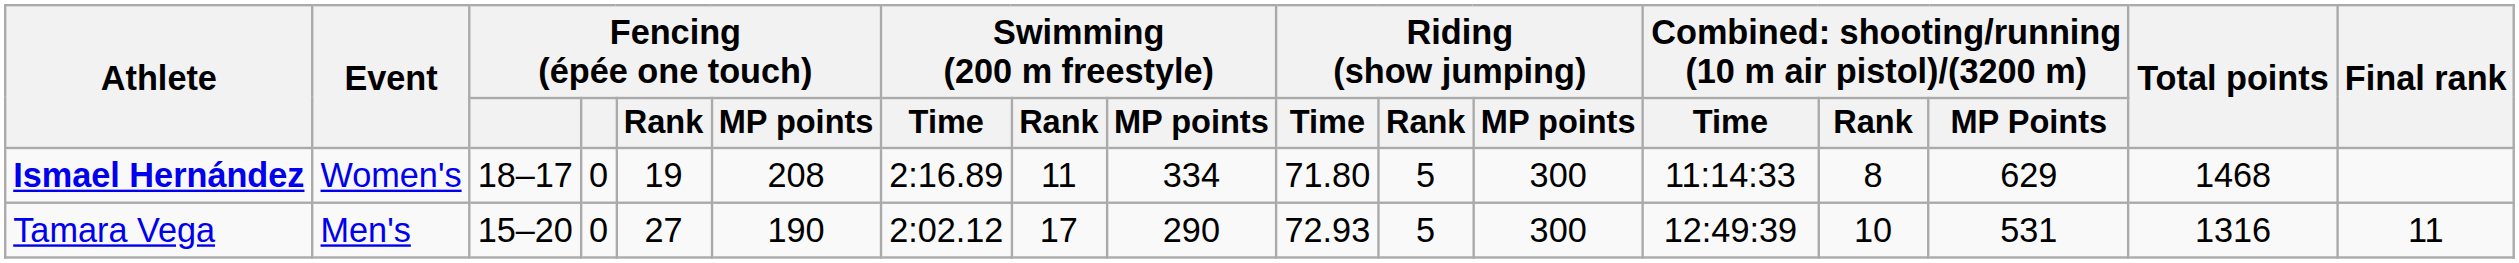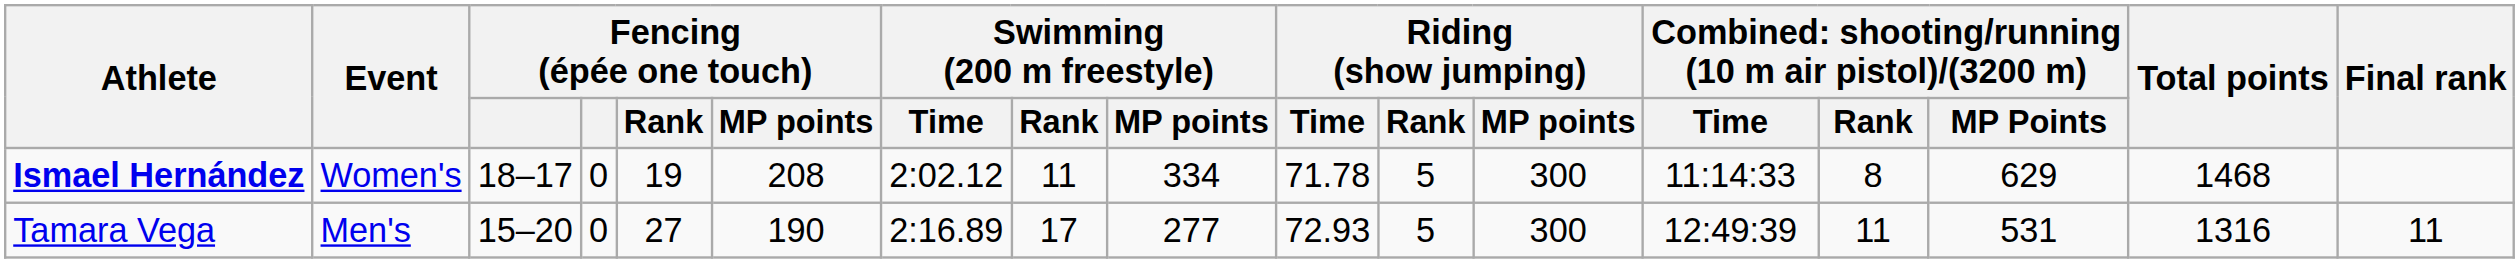(946, 176) 2:16.89 -> (946, 176) 2:02.12
(1327, 176) 71.80 -> (1327, 176) 71.78
(946, 230) 2:02.12 -> (946, 230) 2:16.89
(1191, 230) 290 -> (1191, 230) 277
(1873, 230) 10 -> (1873, 230) 11
